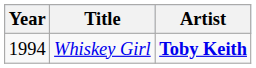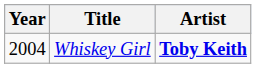(27, 48) 1994 -> (27, 48) 2004
